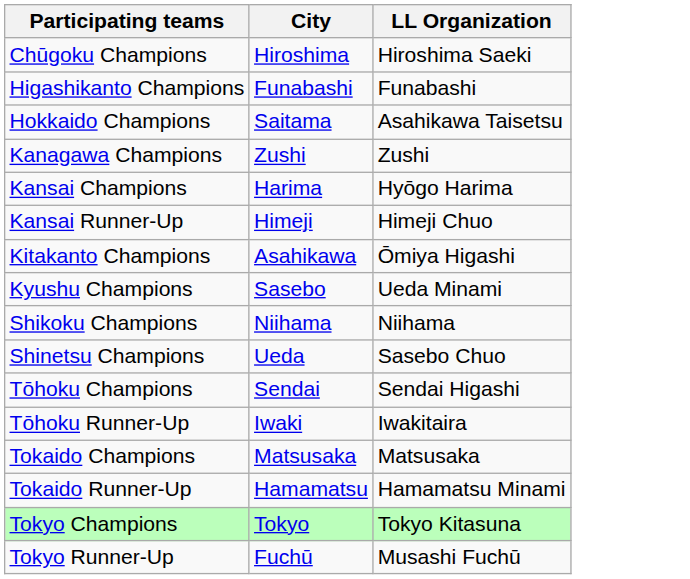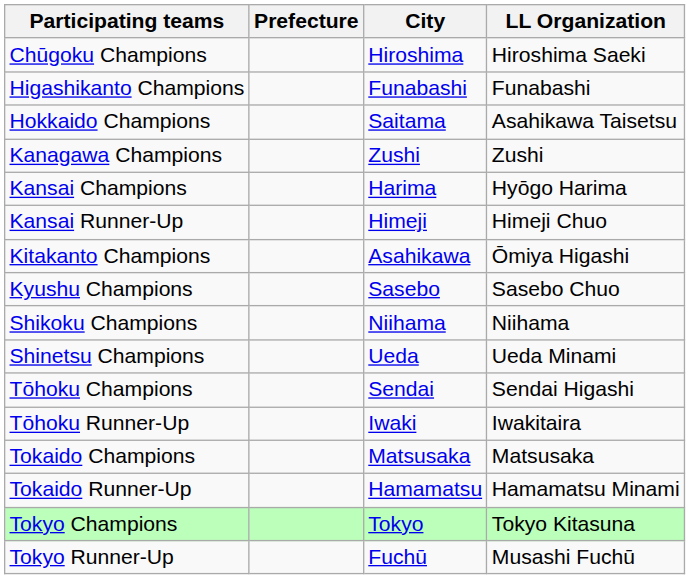+ column: (306, 21)
(440, 289) Ueda Minami -> (556, 289) Sasebo Chuo
(442, 356) Sasebo Chuo -> (554, 356) Ueda Minami
